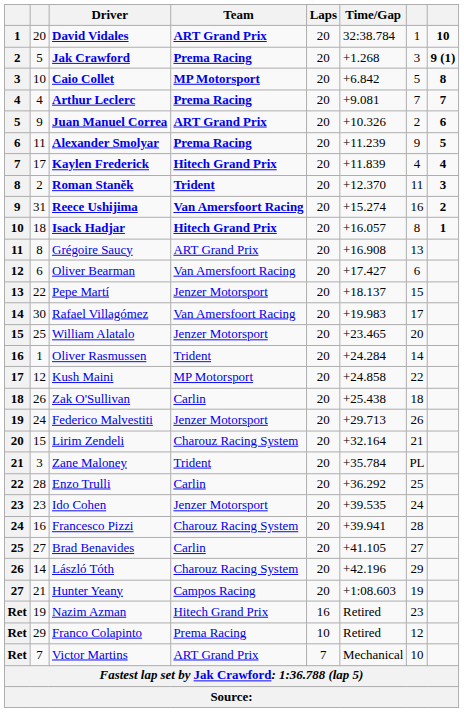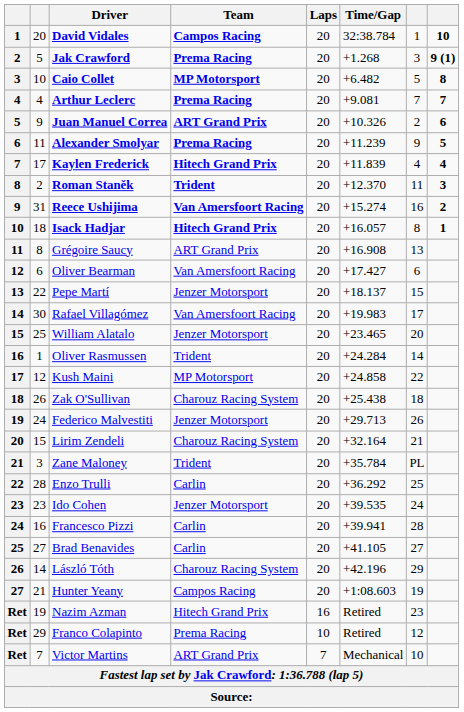(220, 36) ART Grand Prix -> (217, 36) Campos Racing
(361, 78) +6.842 -> (361, 78) +6.482
(190, 398) Carlin -> (236, 398) Charouz Racing System
(236, 526) Charouz Racing System -> (190, 526) Carlin
